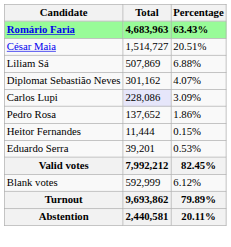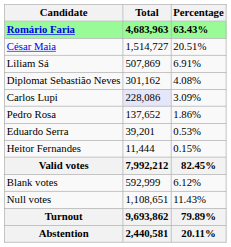(187, 64) 6.88% -> (187, 64) 6.91%
(187, 81) 4.07% -> (187, 81) 4.08%
rows swapped: (38, 149) <-> (44, 132)
+ row: (29, 200)
